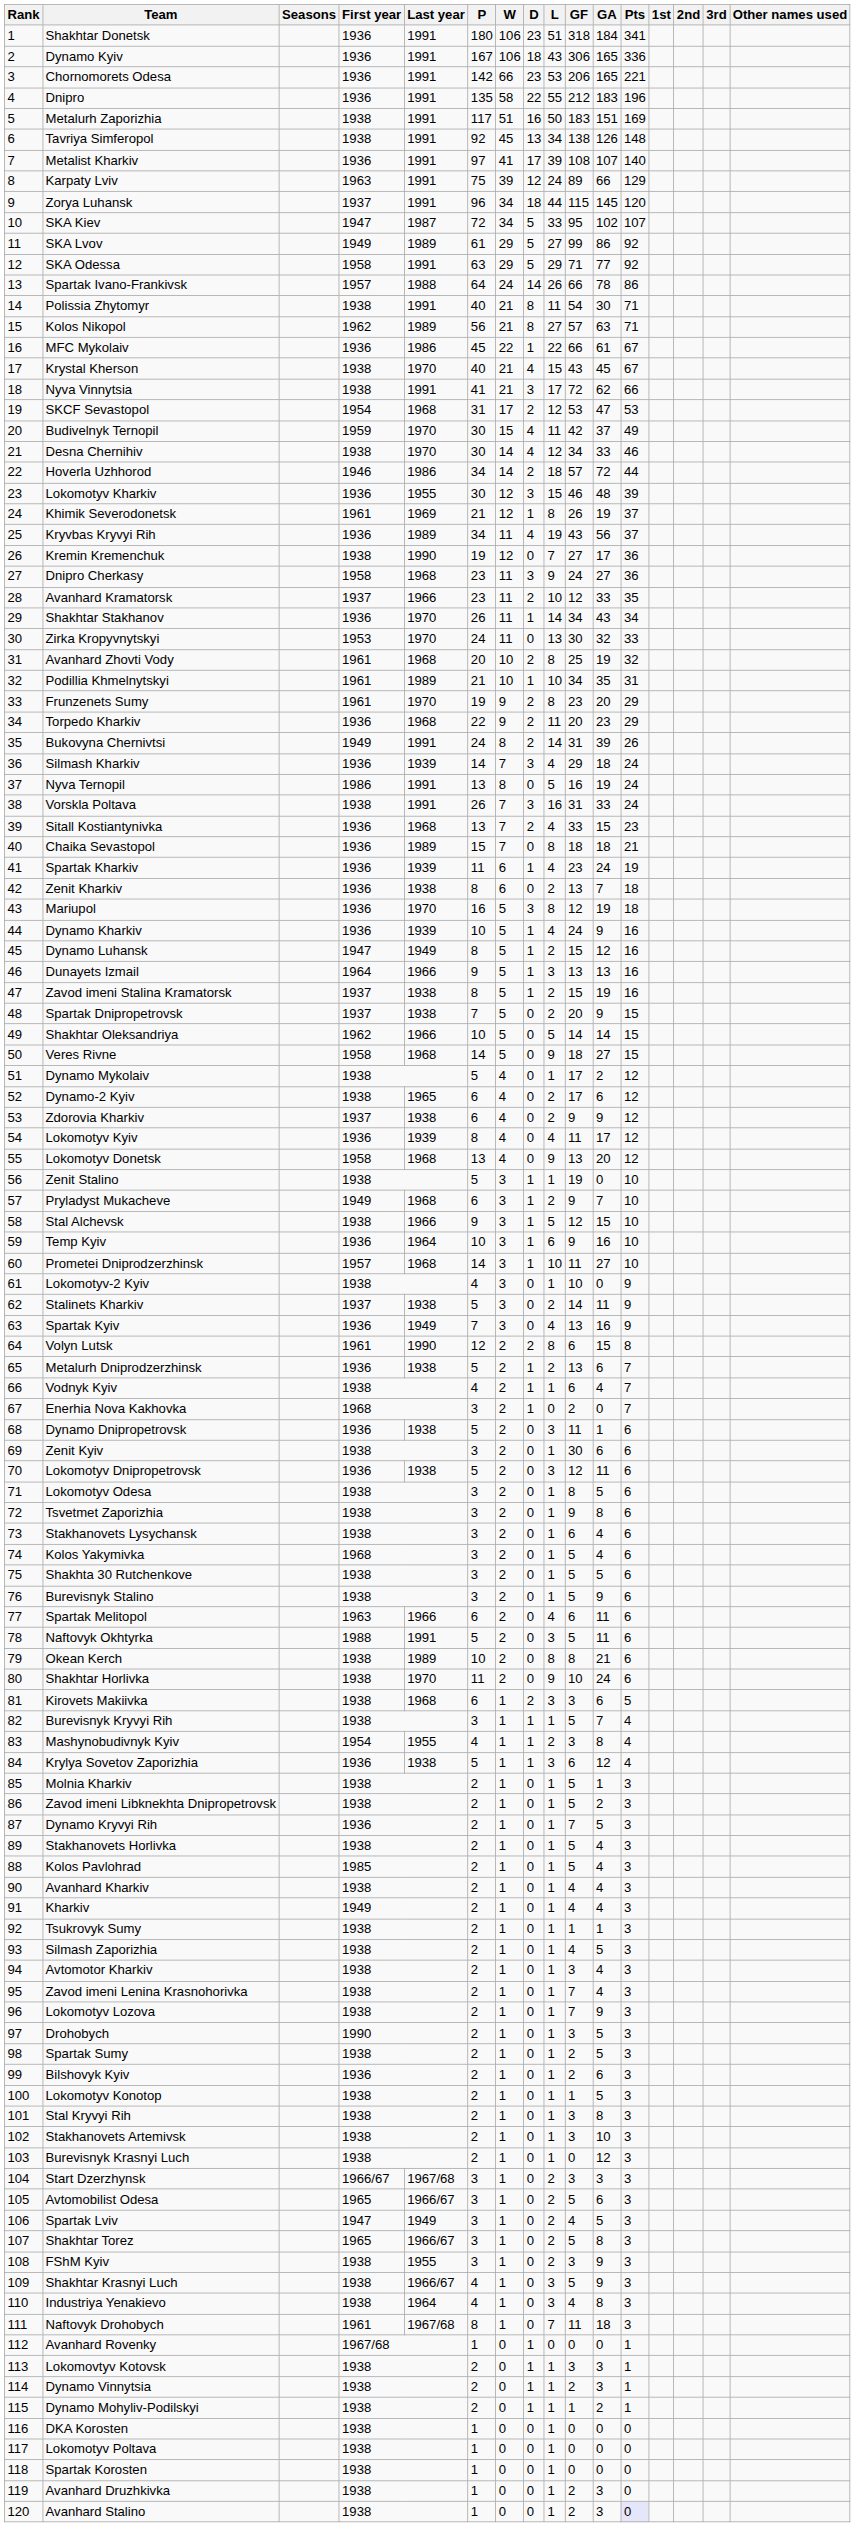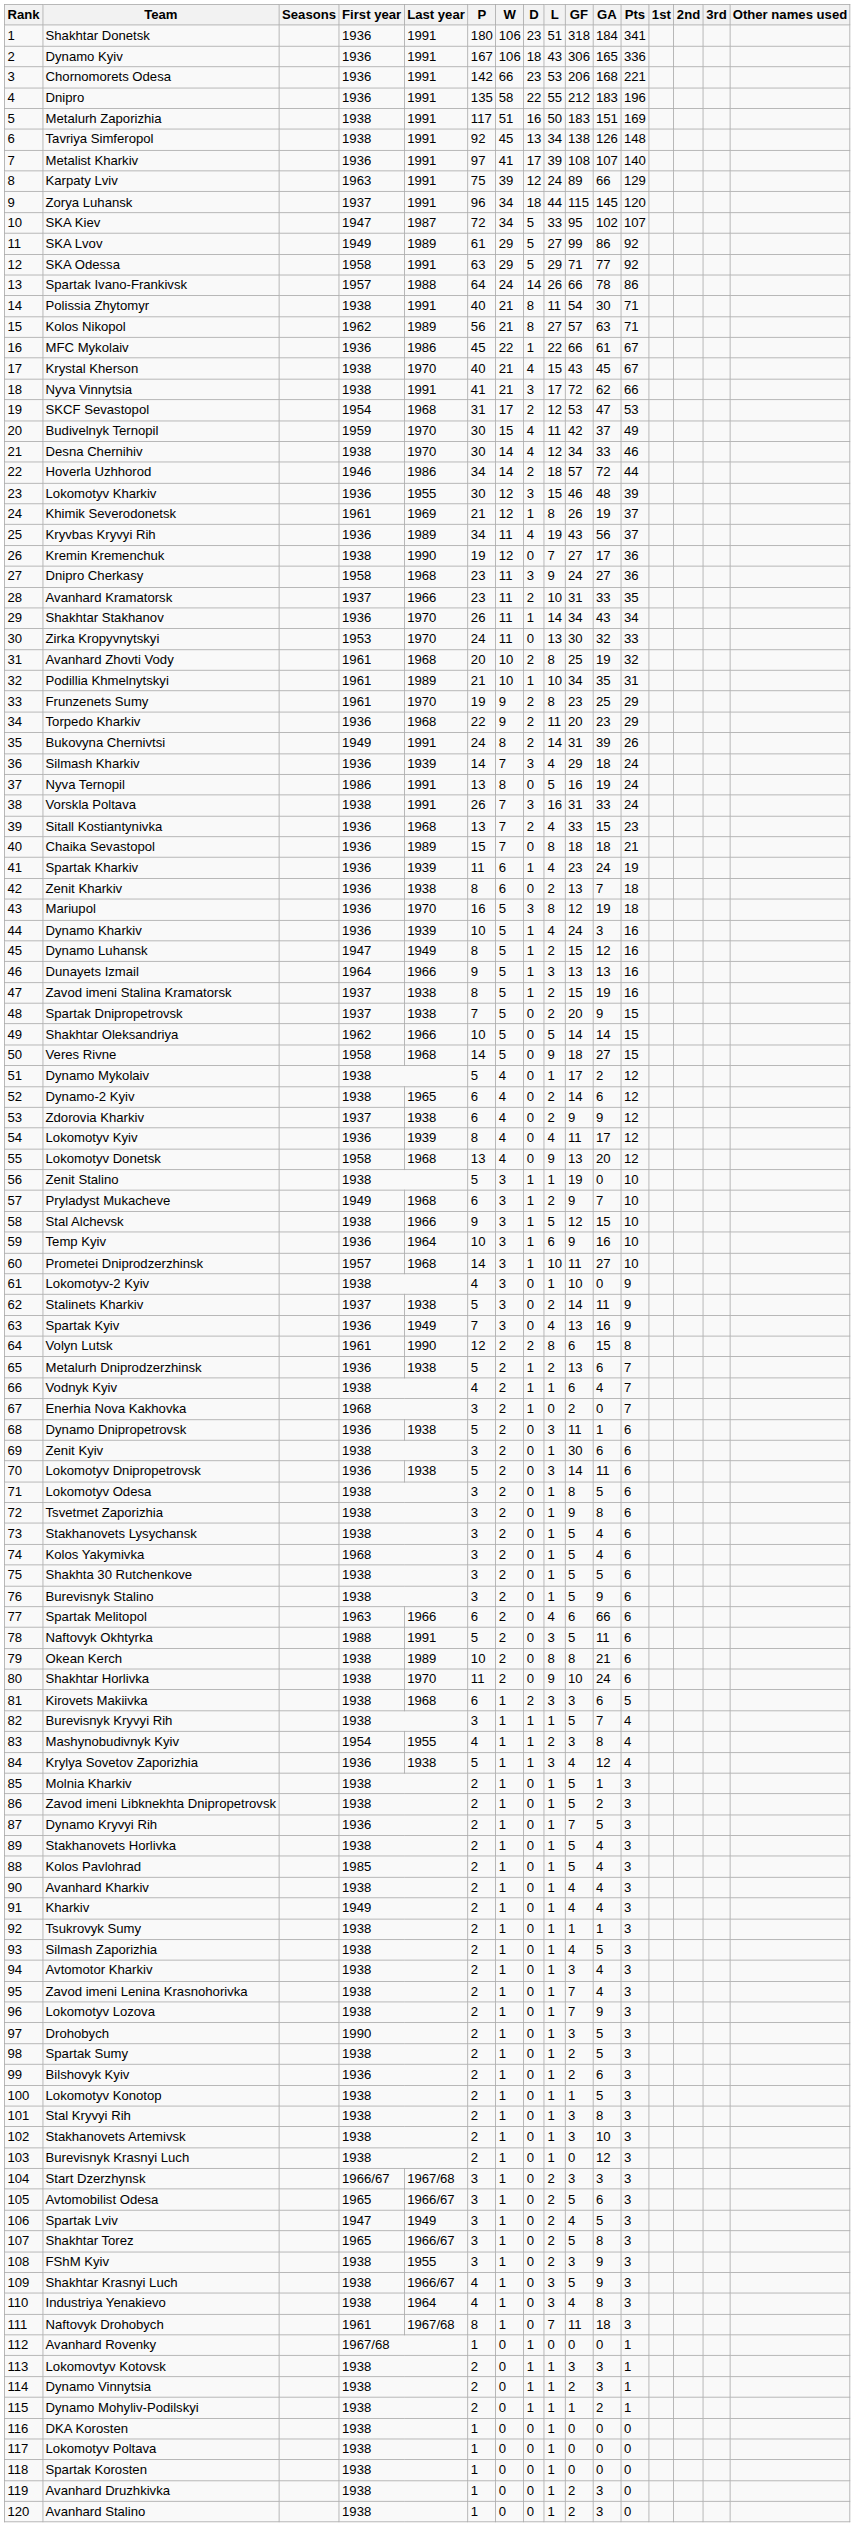(607, 77) 165 -> (607, 77) 168
(575, 597) 12 -> (575, 597) 31
(603, 701) 20 -> (603, 701) 25
(600, 930) 9 -> (600, 930) 3
(575, 1096) 17 -> (575, 1096) 14
(575, 1471) 12 -> (575, 1471) 14
(572, 1533) 6 -> (572, 1533) 5
(603, 1617) 11 -> (603, 1617) 66
(572, 1762) 6 -> (572, 1762) 4
(628, 2511) lavender background -> (628, 2511) no background
